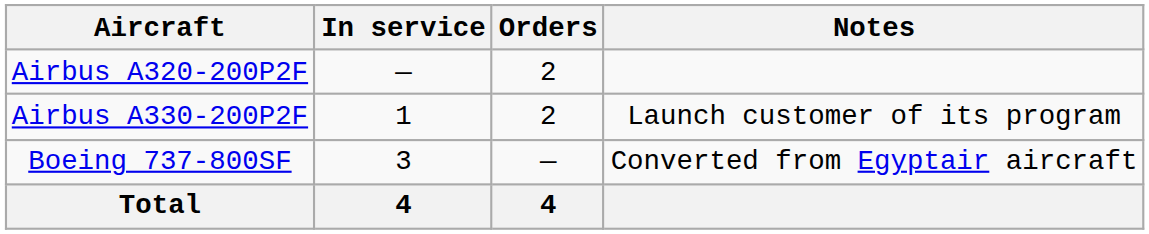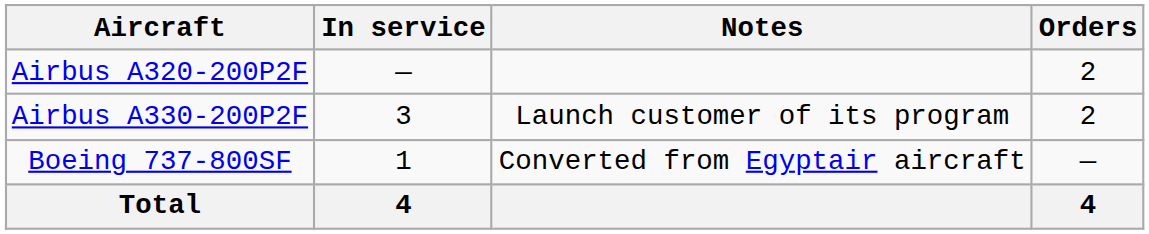columns swapped: (548, 27) <-> (874, 27)
(403, 117) 1 -> (403, 117) 3
(403, 162) 3 -> (403, 162) 1
